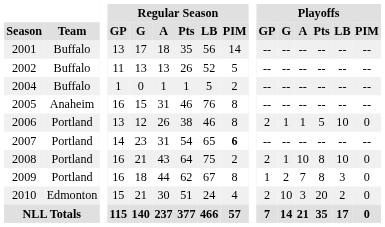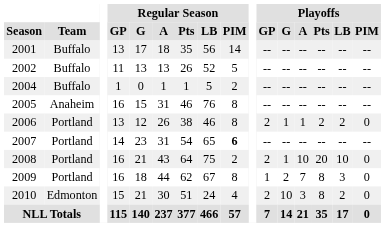(322, 122) 5 -> (322, 122) 2
(342, 122) 10 -> (342, 122) 2
(322, 159) 8 -> (322, 159) 20
(322, 195) 20 -> (322, 195) 8
